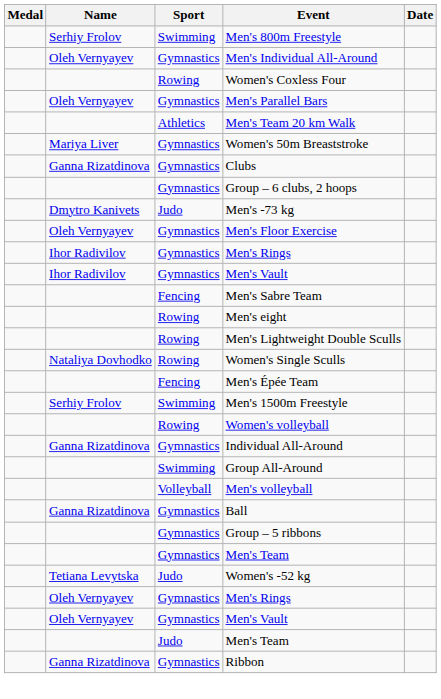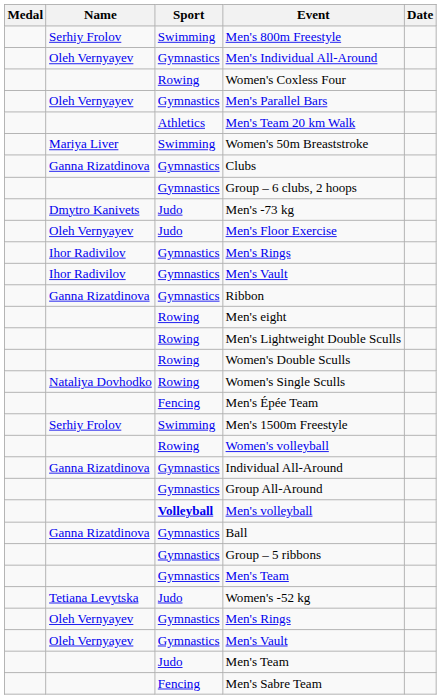(189, 144) Gymnastics -> (187, 144) Swimming
(189, 231) Gymnastics -> (170, 231) Judo
rows swapped: (100, 296) <-> (99, 662)
+ row: (100, 360)
(187, 468) Swimming -> (189, 489) Gymnastics
(185, 489) normal -> (186, 511) bold
